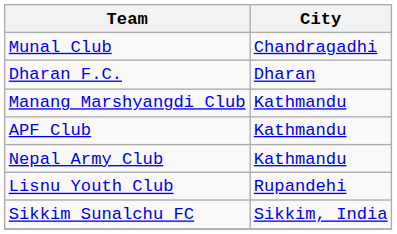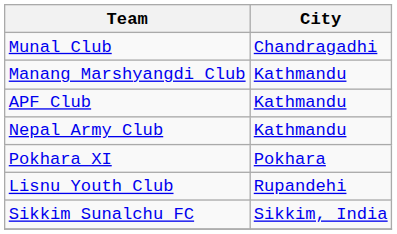- row: (65, 75)
+ row: (60, 158)
